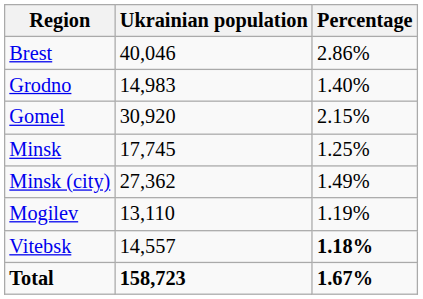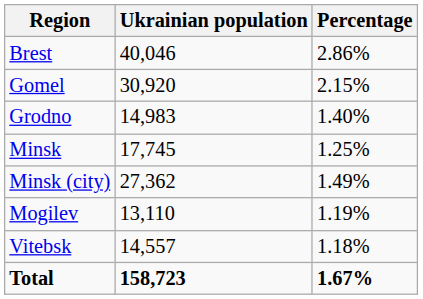rows swapped: (37, 117) <-> (40, 85)
(345, 246) bold -> (343, 246) normal
